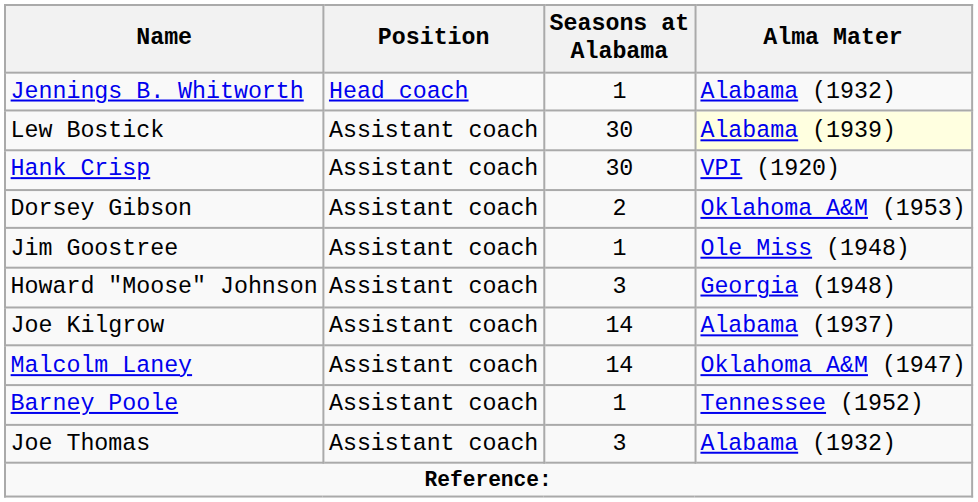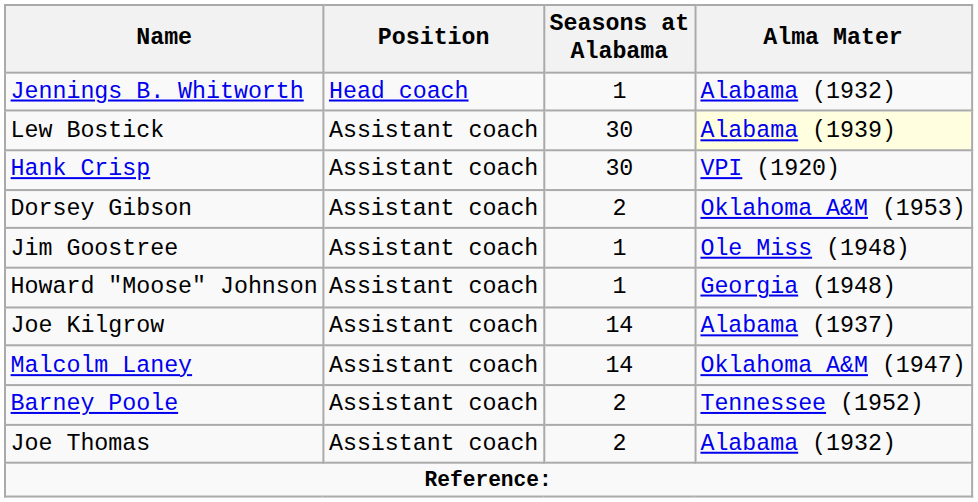(619, 287) 3 -> (619, 287) 1
(619, 404) 1 -> (619, 404) 2
(619, 443) 3 -> (619, 443) 2
